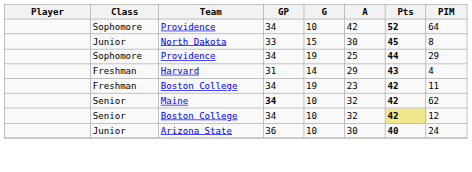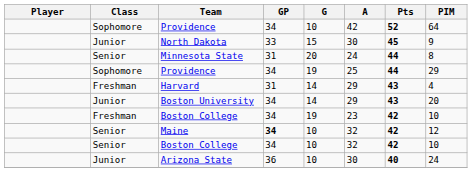(431, 41) 8 -> (431, 41) 9
+ row: (109, 56)
+ row: (109, 101)
(434, 86) 11 -> (434, 116) 10
(434, 101) 62 -> (434, 130) 12
(393, 116) khaki background -> (393, 145) no background
(434, 116) 12 -> (434, 145) 10
